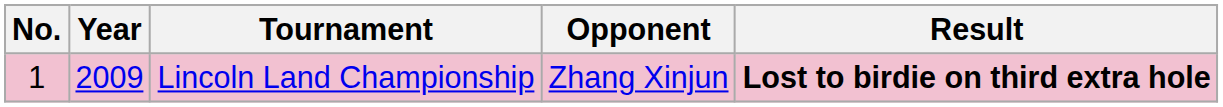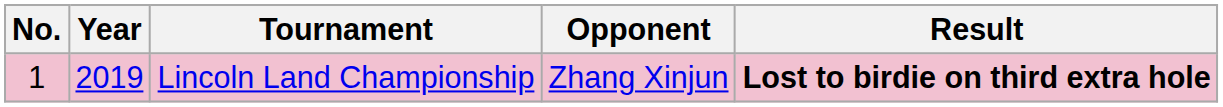(109, 78) 2009 -> (109, 78) 2019
